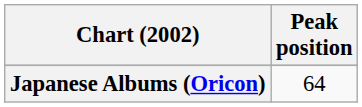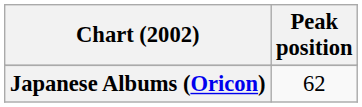(314, 83) 64 -> (314, 83) 62
